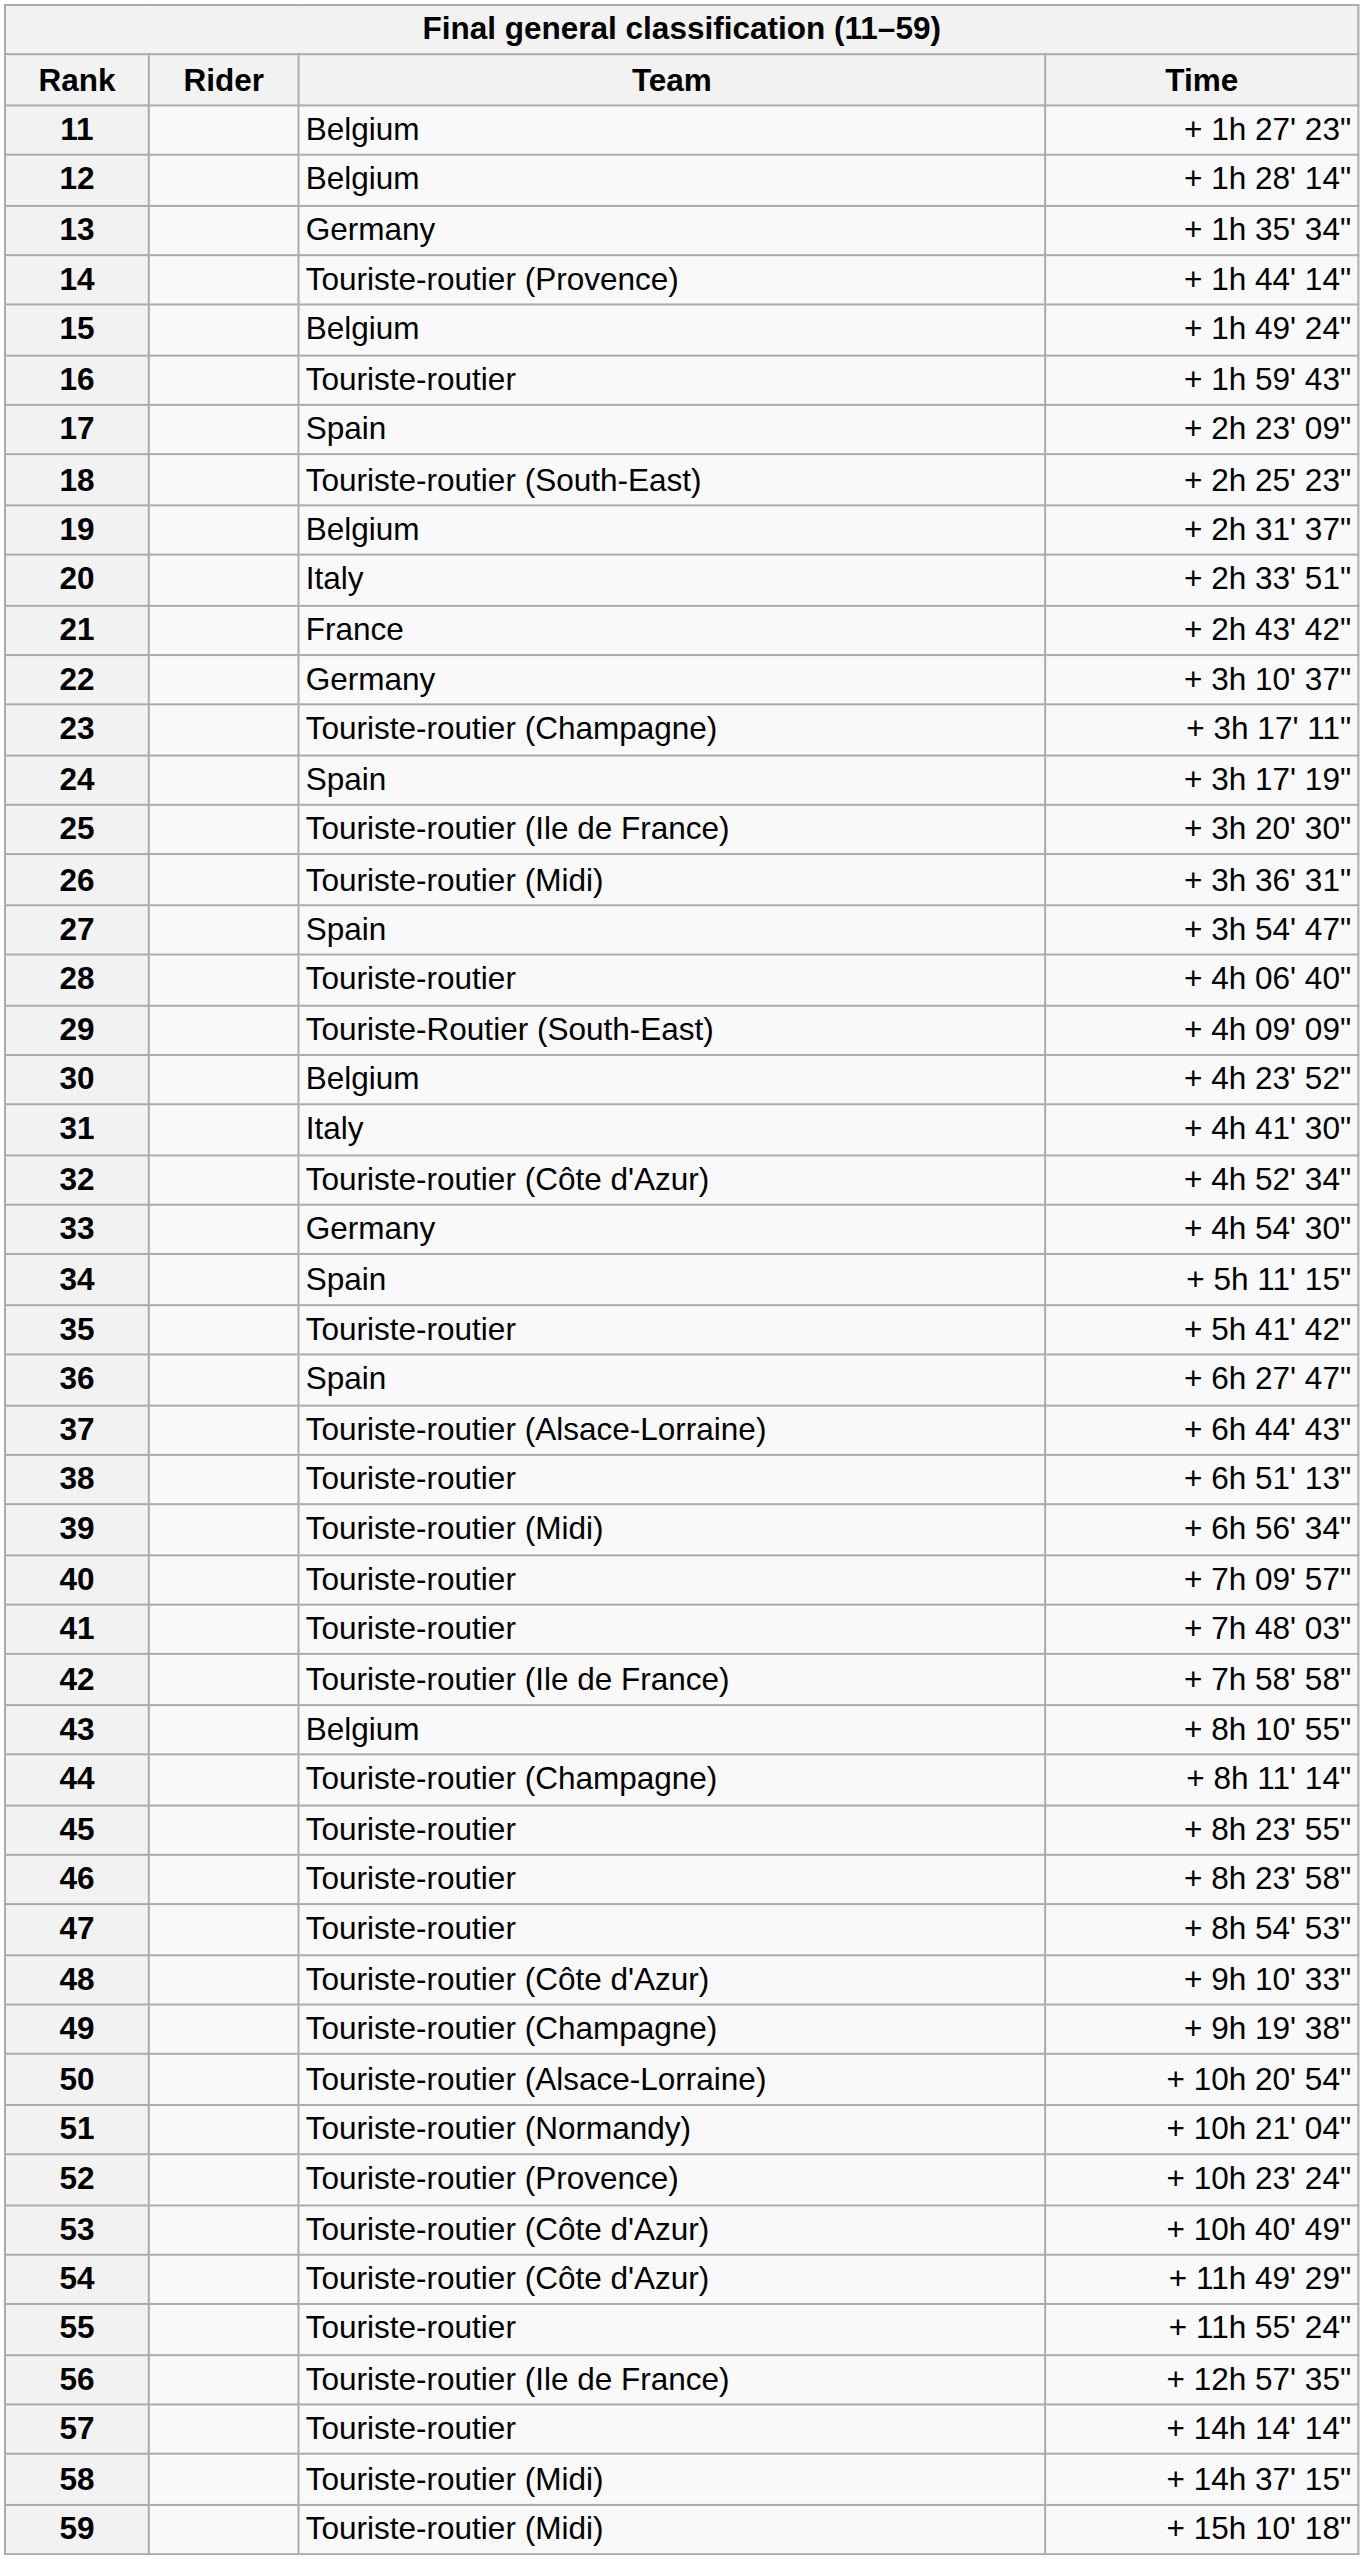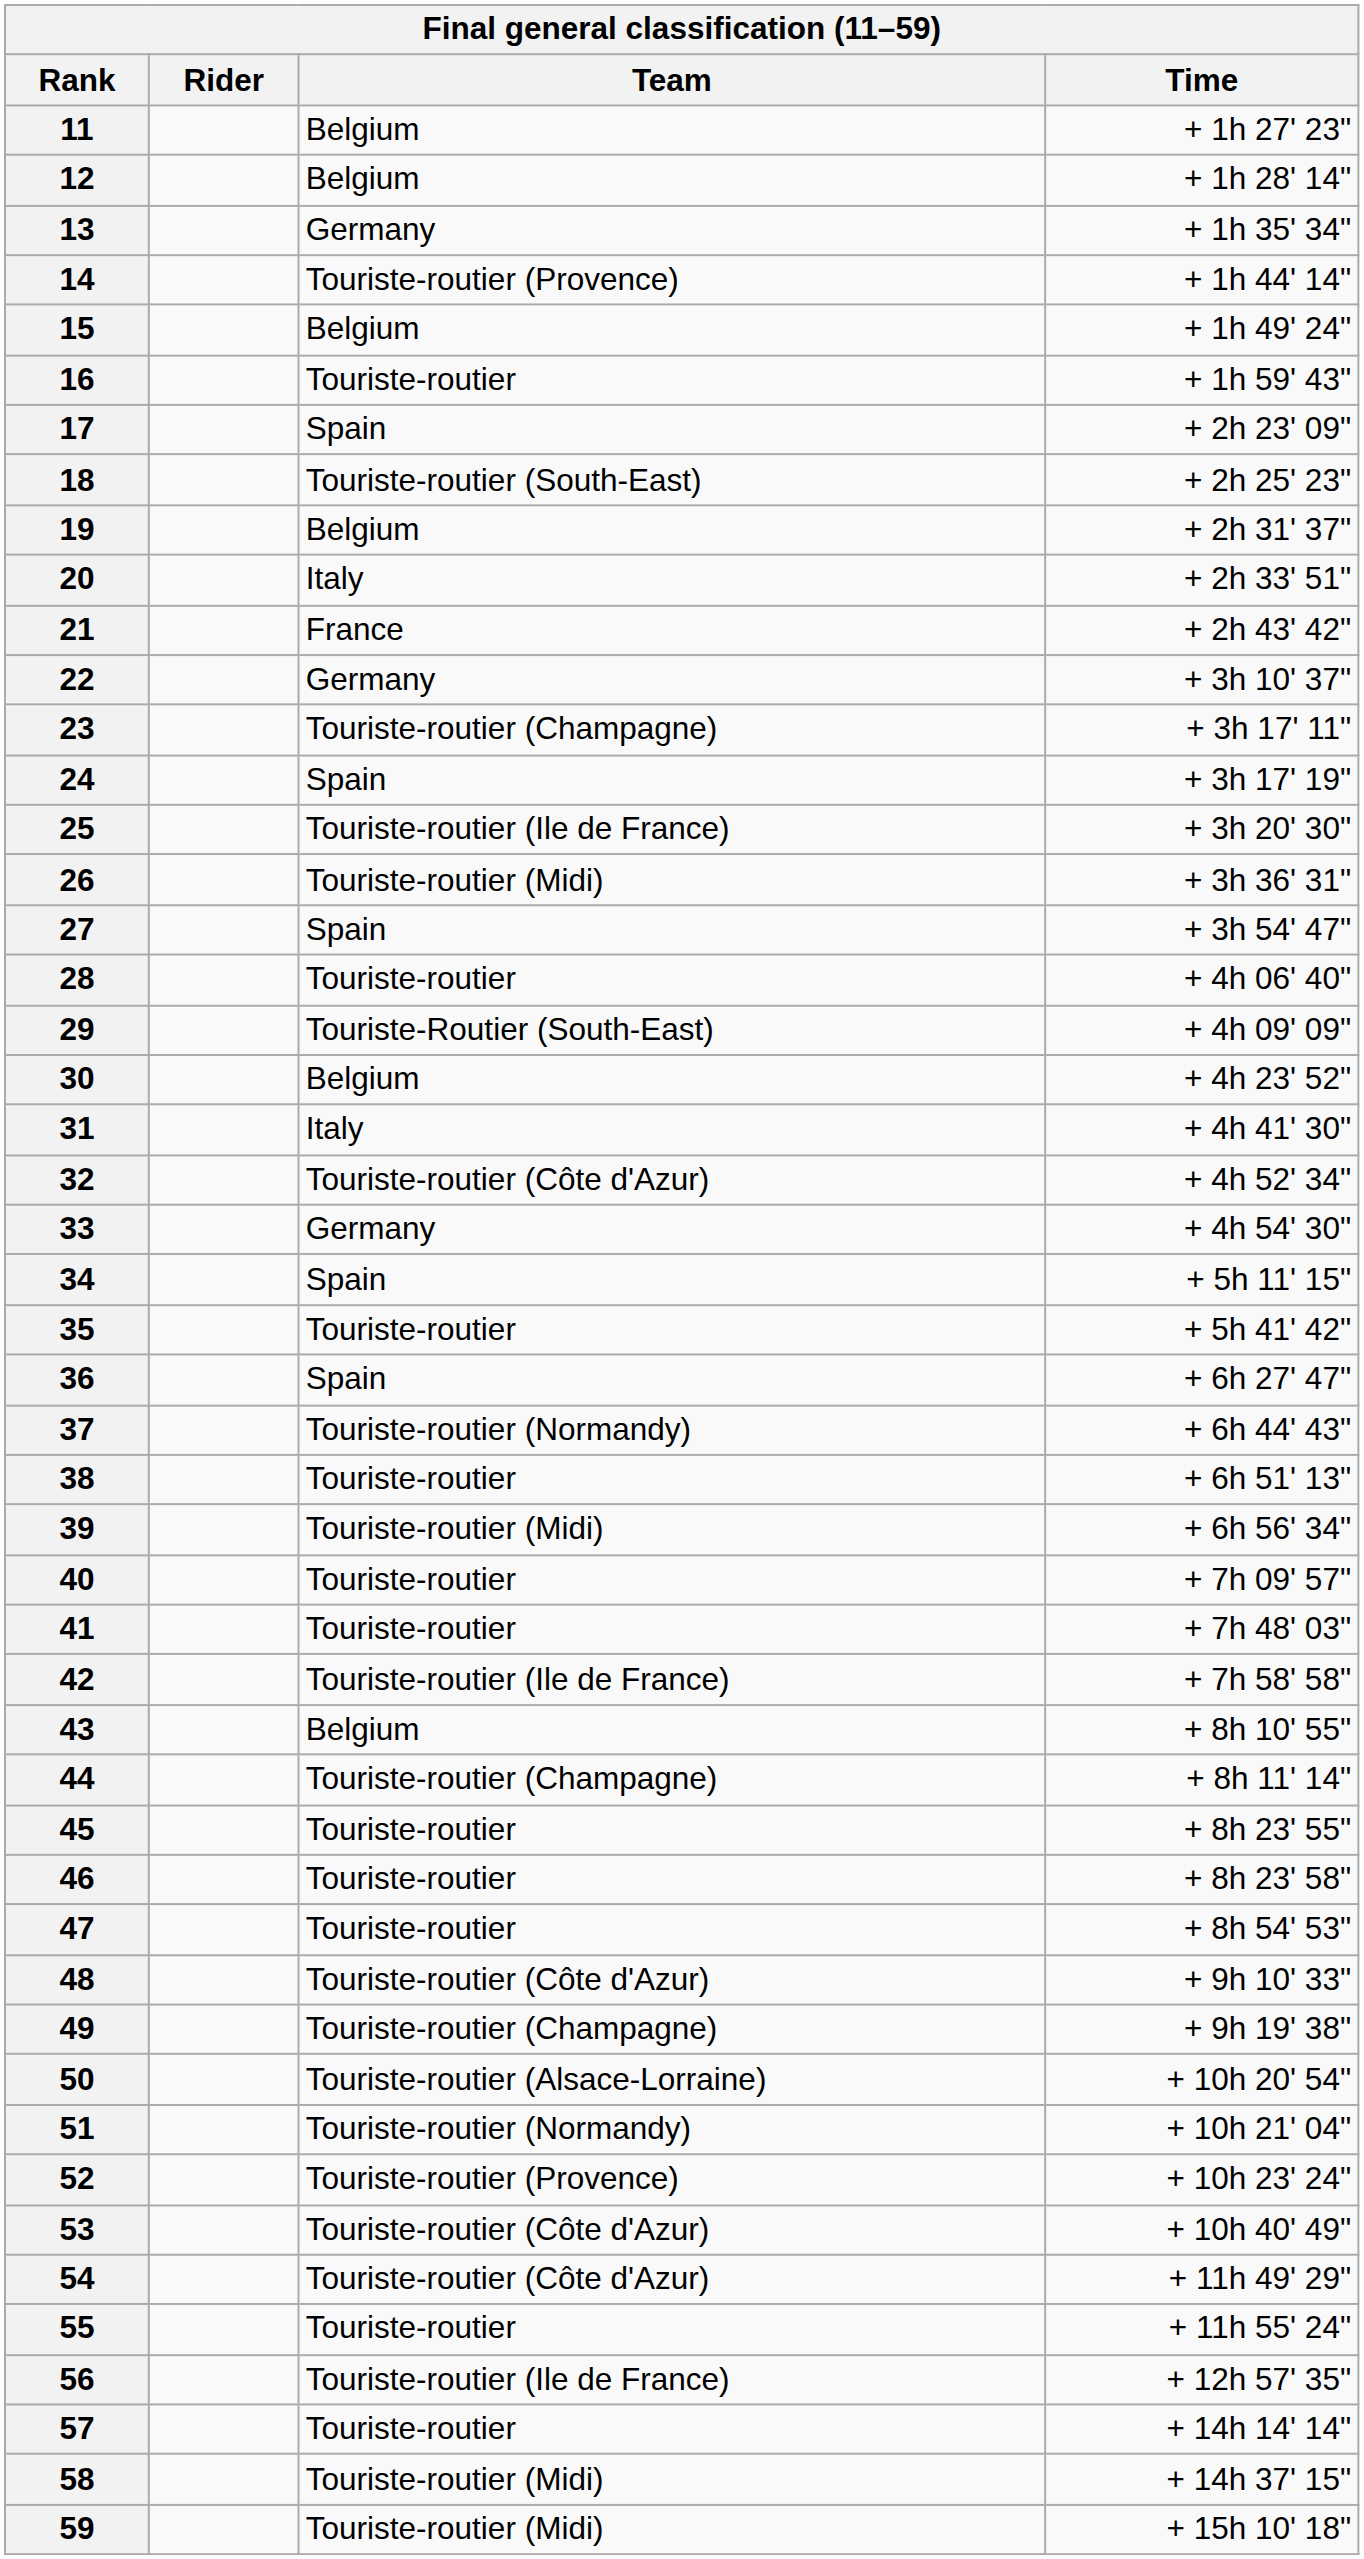(536, 1429) Touriste-routier (Alsace-Lorraine) -> (498, 1429) Touriste-routier (Normandy)
